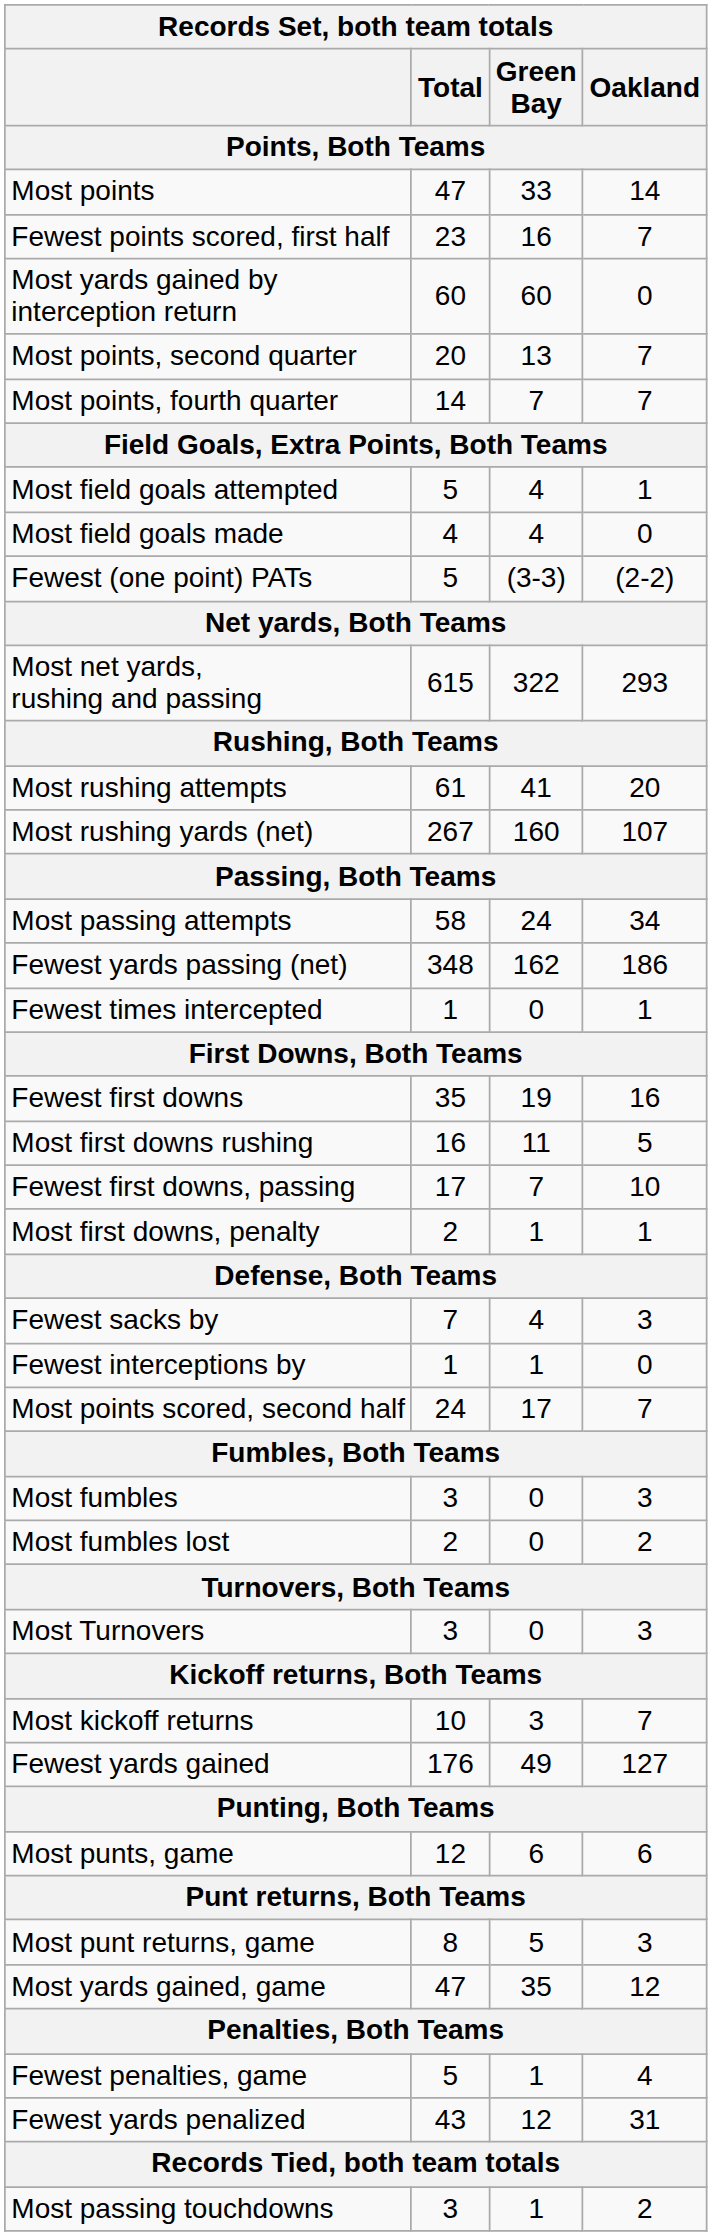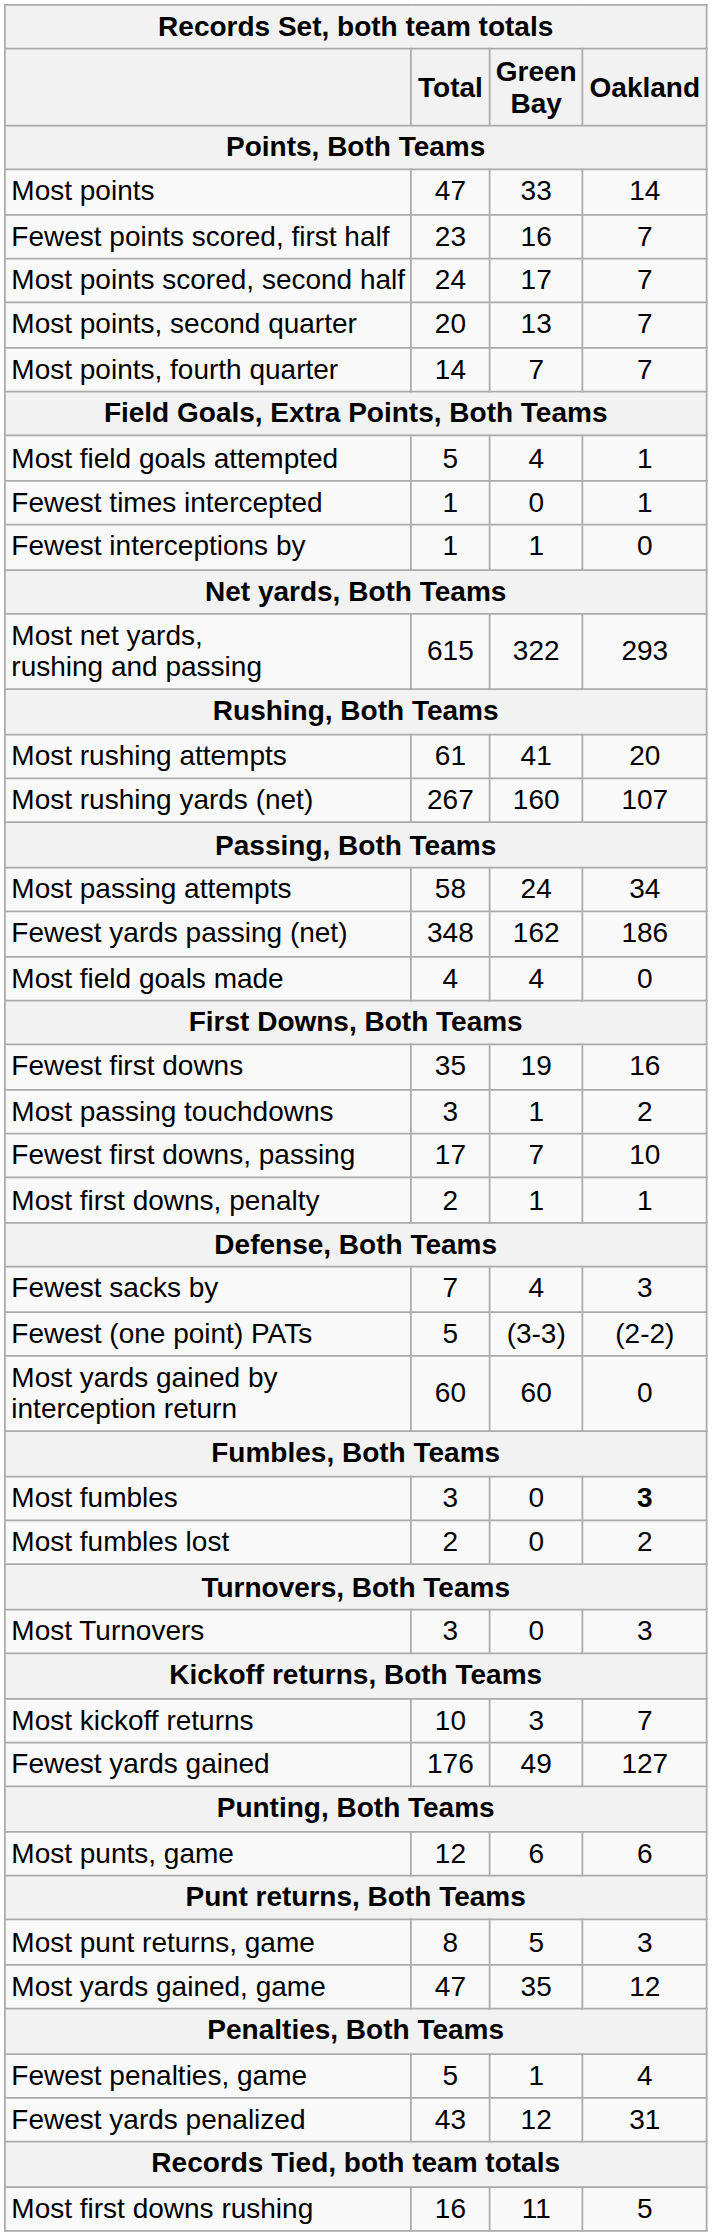rows swapped: (208, 1408) <-> (144, 295)
rows swapped: (148, 533) <-> (167, 1009)
rows swapped: (162, 578) <-> (158, 1364)
rows swapped: (162, 1142) <-> (172, 2208)
(645, 1497) normal -> (645, 1497) bold
